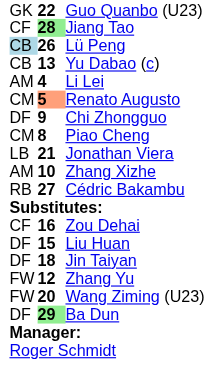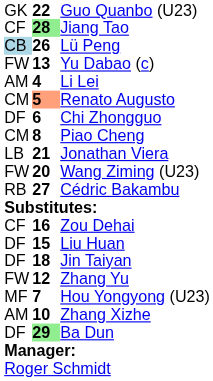(21, 64) CB -> (17, 64) FW
(42, 117) 9 -> (37, 117) 6
rows swapped: (111, 171) <-> (135, 297)
+ row: (135, 297)
